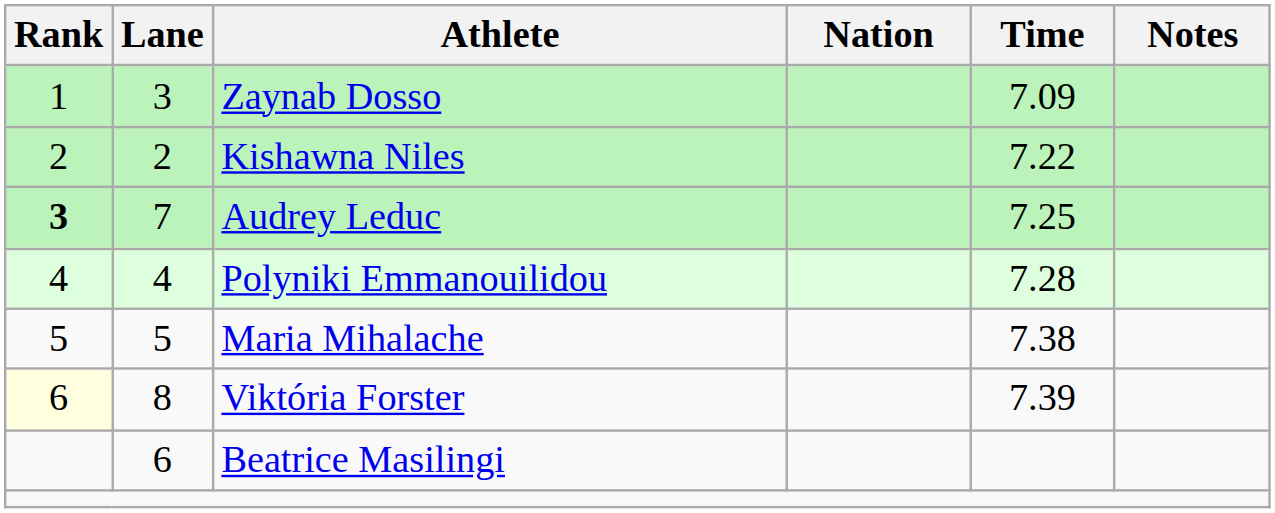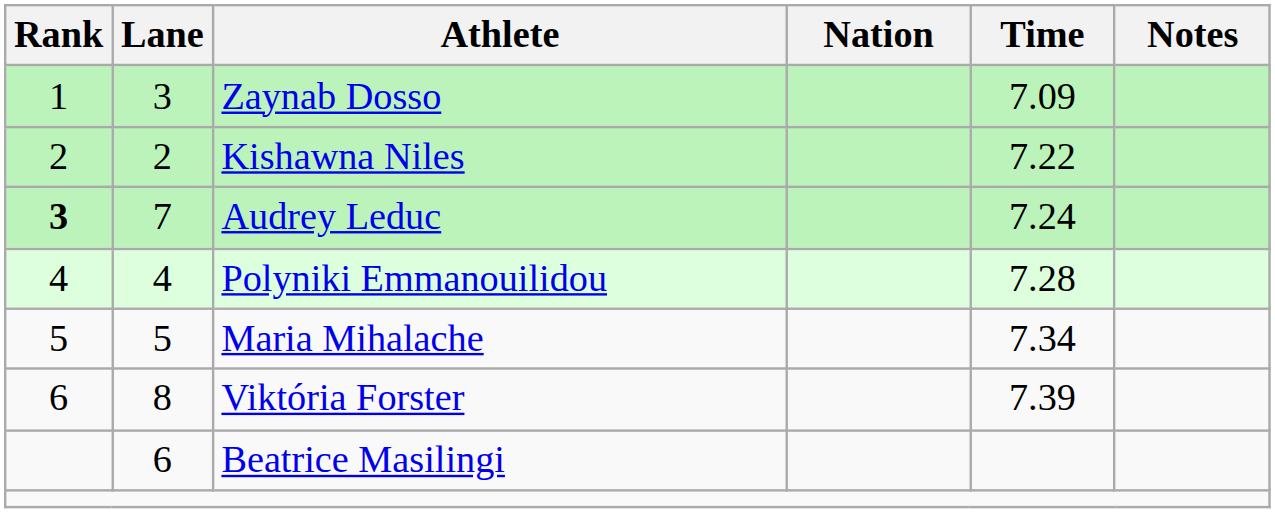(1042, 216) 7.25 -> (1042, 216) 7.24
(1042, 338) 7.38 -> (1042, 338) 7.34
(59, 398) lightyellow background -> (59, 398) no background
